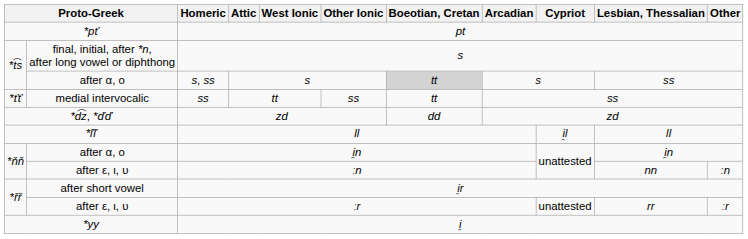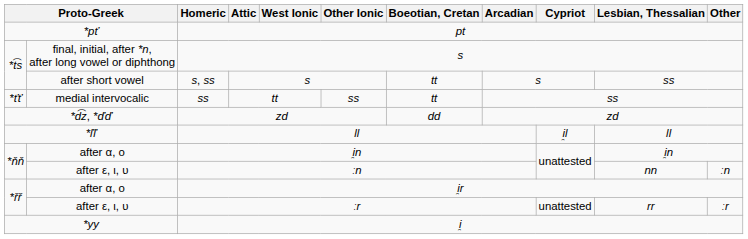(102, 80) after α, ο -> (102, 80) after short vowel
(434, 80) lightgrey background -> (434, 80) no background
(102, 188) after short vowel -> (102, 188) after α, ο
